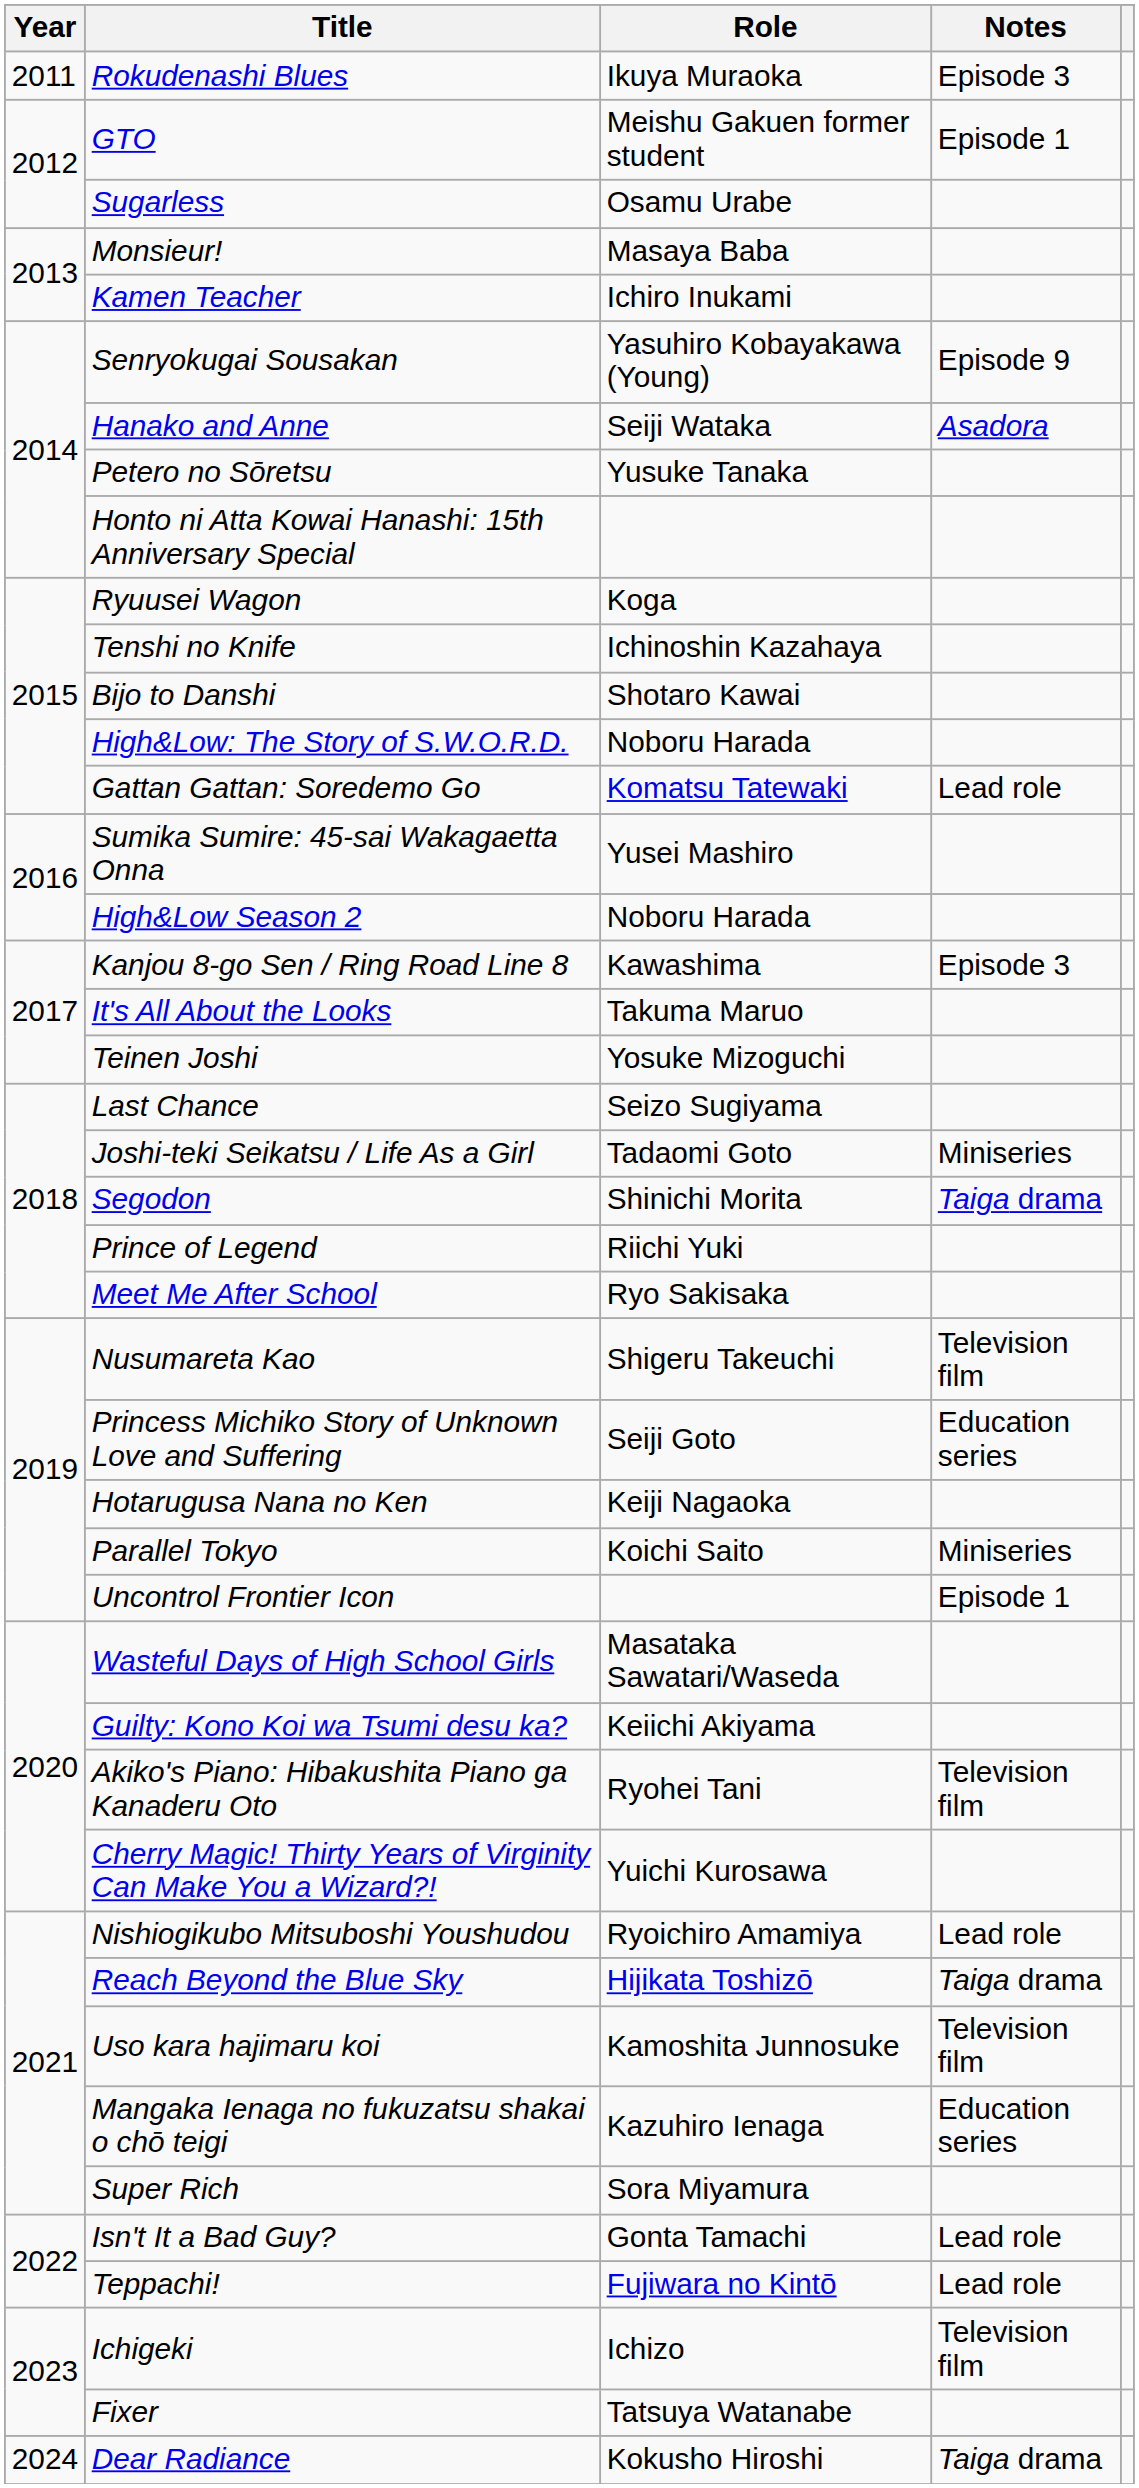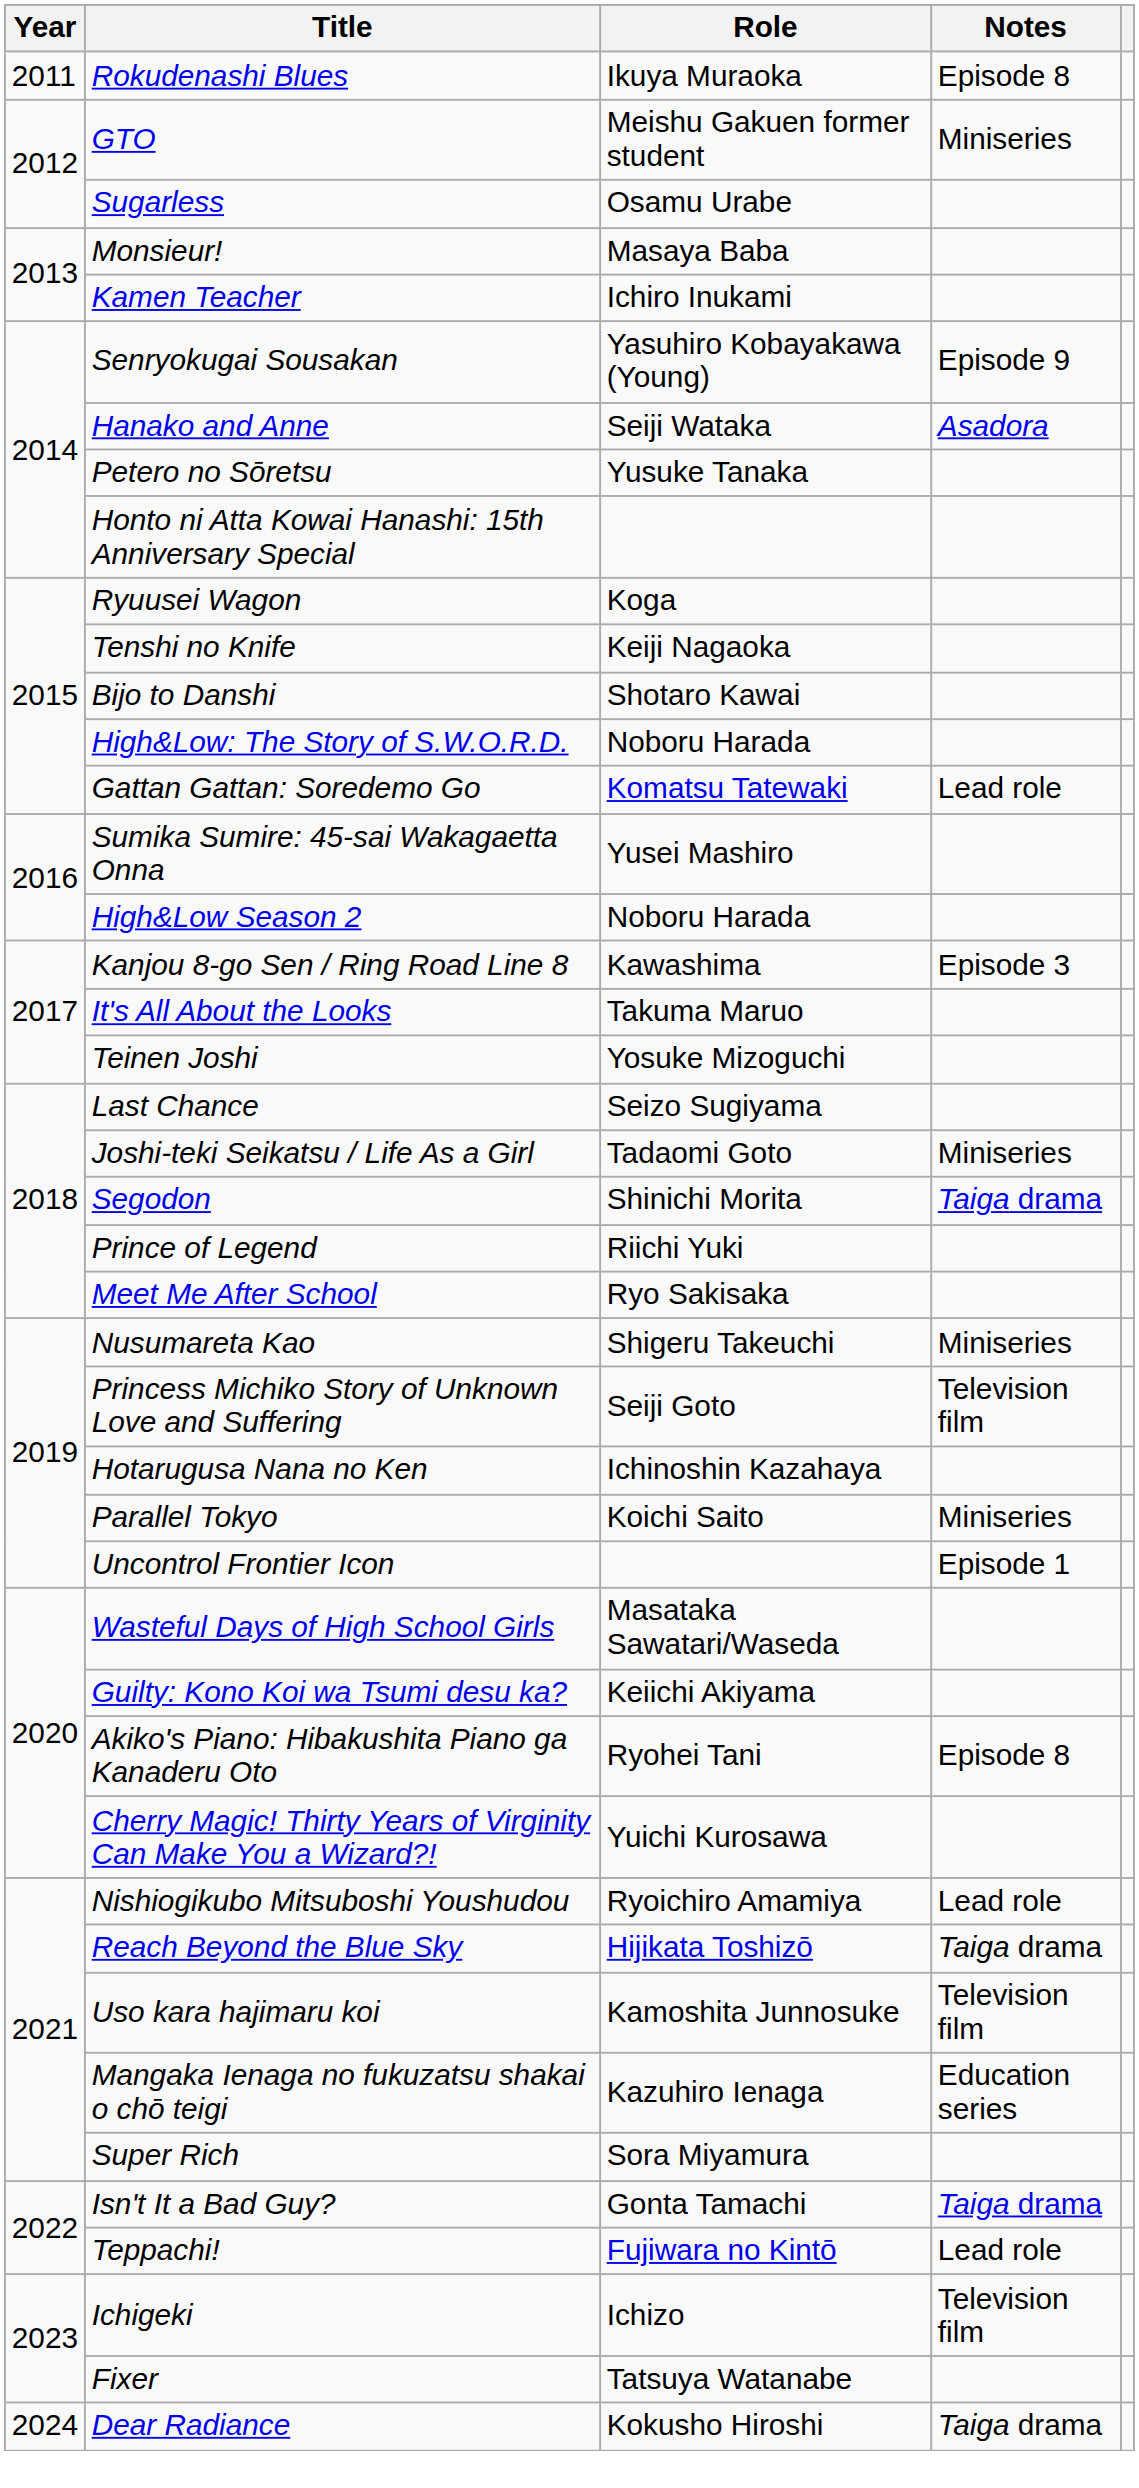(1004, 75) Episode 3 -> (1004, 75) Episode 8
(1004, 139) Episode 1 -> (1005, 139) Miniseries
(744, 647) Ichinoshin Kazahaya -> (699, 647) Keiji Nagaoka
(1003, 1358) Television film -> (1005, 1341) Miniseries
(1004, 1439) Education series -> (1003, 1405) Television film
(699, 1503) Keiji Nagaoka -> (744, 1469) Ichinoshin Kazahaya
(1003, 1789) Television film -> (1004, 1756) Episode 8
(1000, 2237) Lead role -> (1020, 2203) Taiga drama
